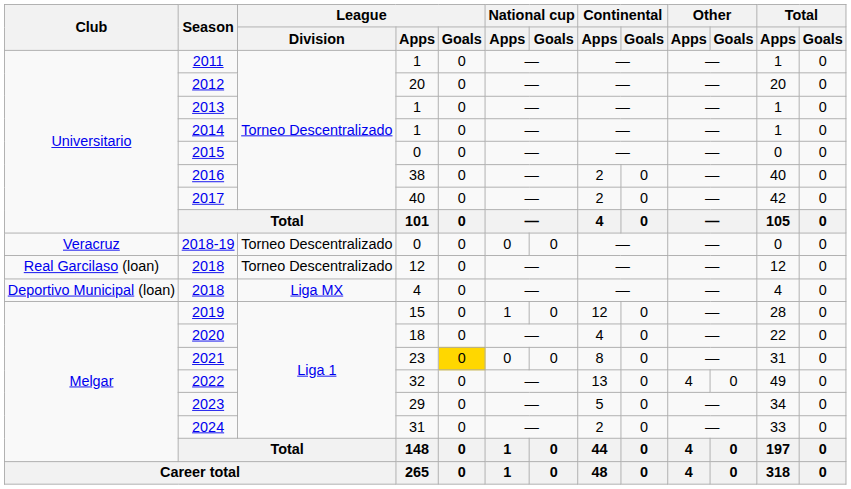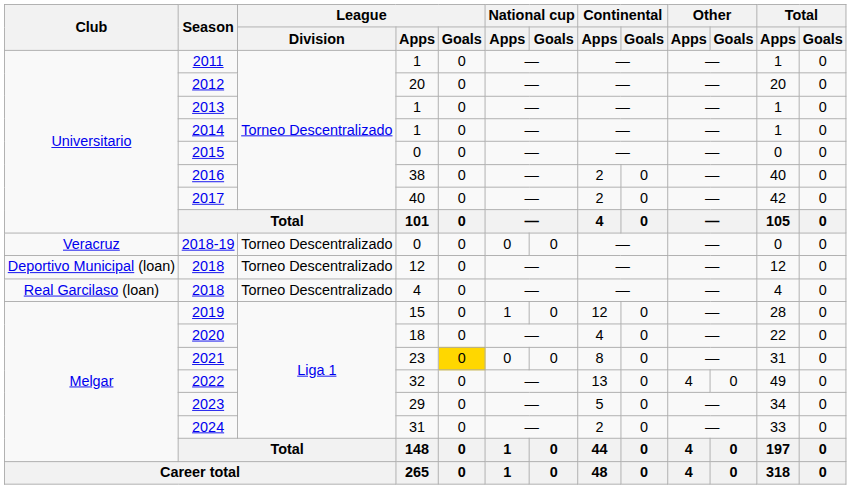(91, 267) Real Garcilaso (loan) -> (91, 267) Deportivo Municipal (loan)
(91, 289) Deportivo Municipal (loan) -> (91, 289) Real Garcilaso (loan)
(317, 289) Liga MX -> (317, 289) Torneo Descentralizado
